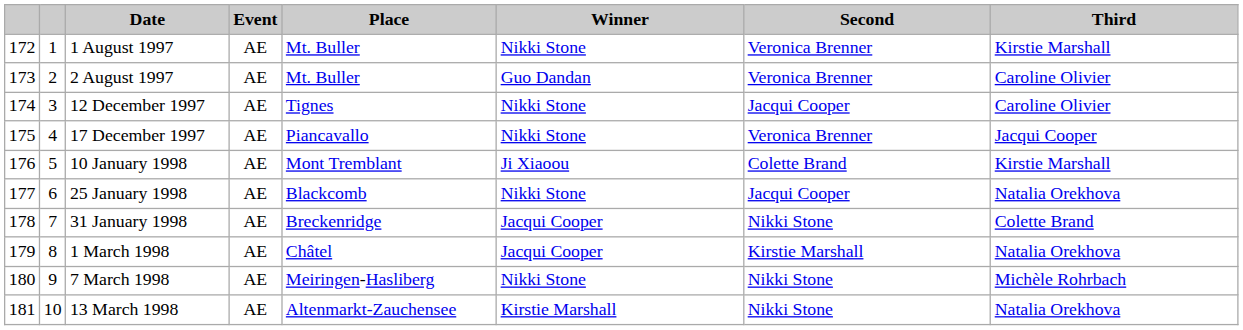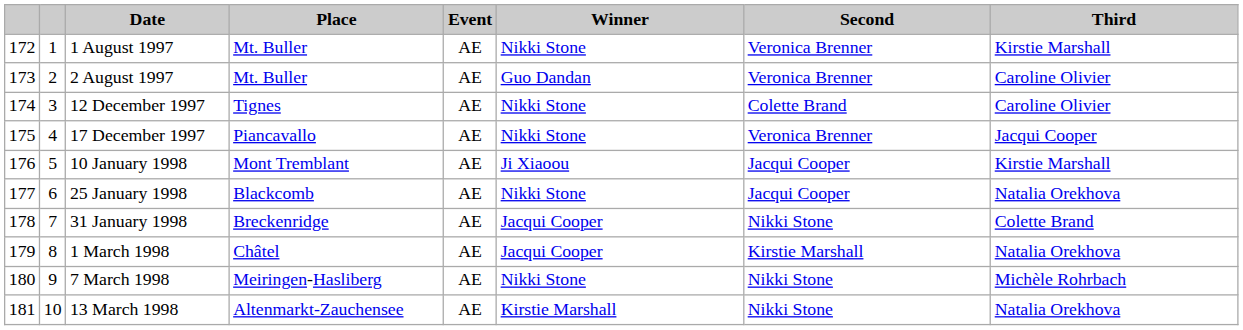columns swapped: (389, 18) <-> (255, 18)
(799, 105) Jacqui Cooper -> (797, 105) Colette Brand
(797, 163) Colette Brand -> (799, 163) Jacqui Cooper
